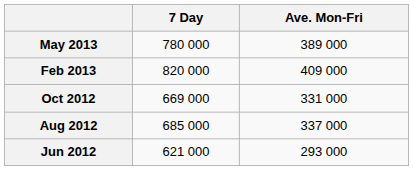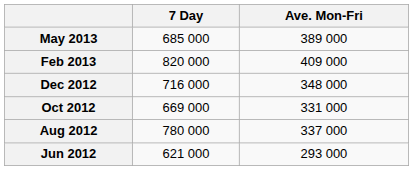(186, 44) 780 000 -> (186, 39) 685 000
+ row: (69, 85)
(186, 125) 685 000 -> (186, 131) 780 000
